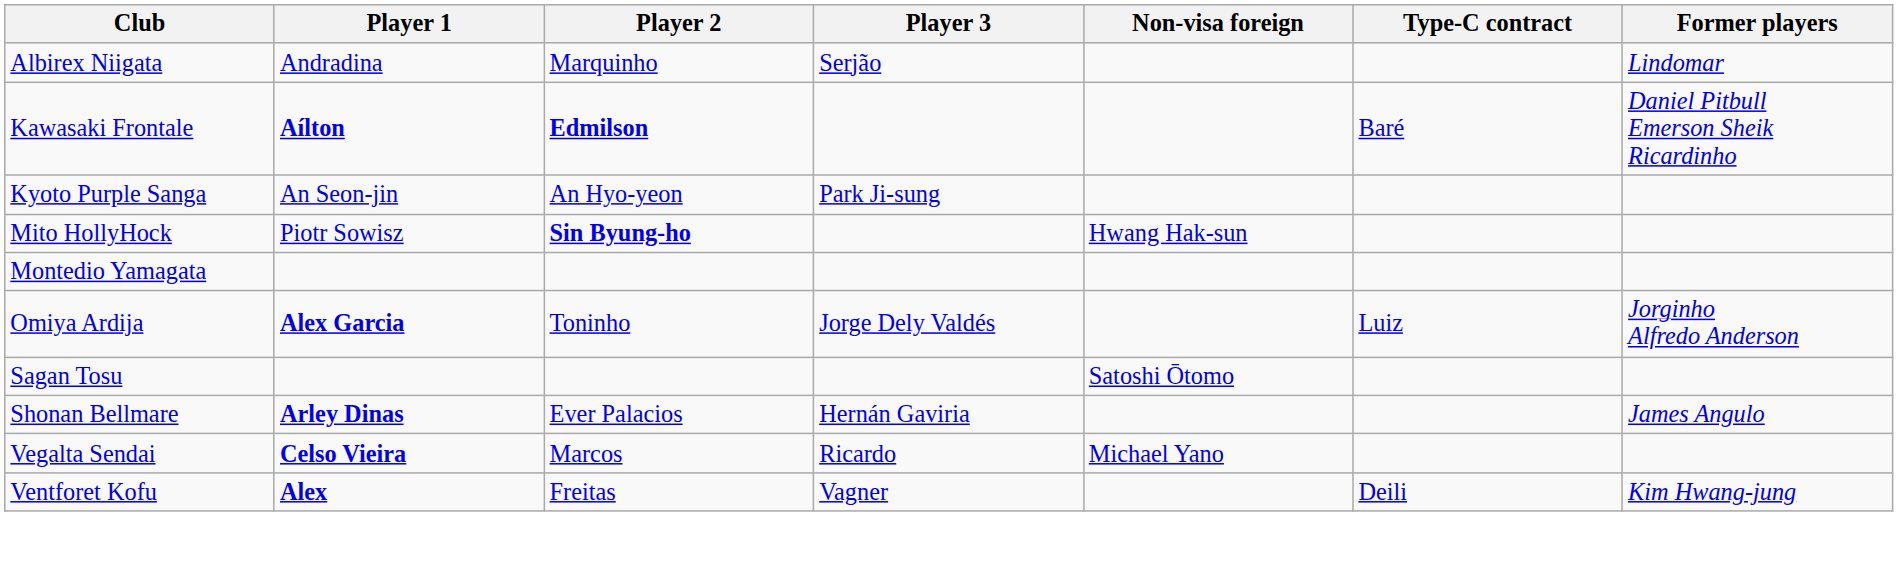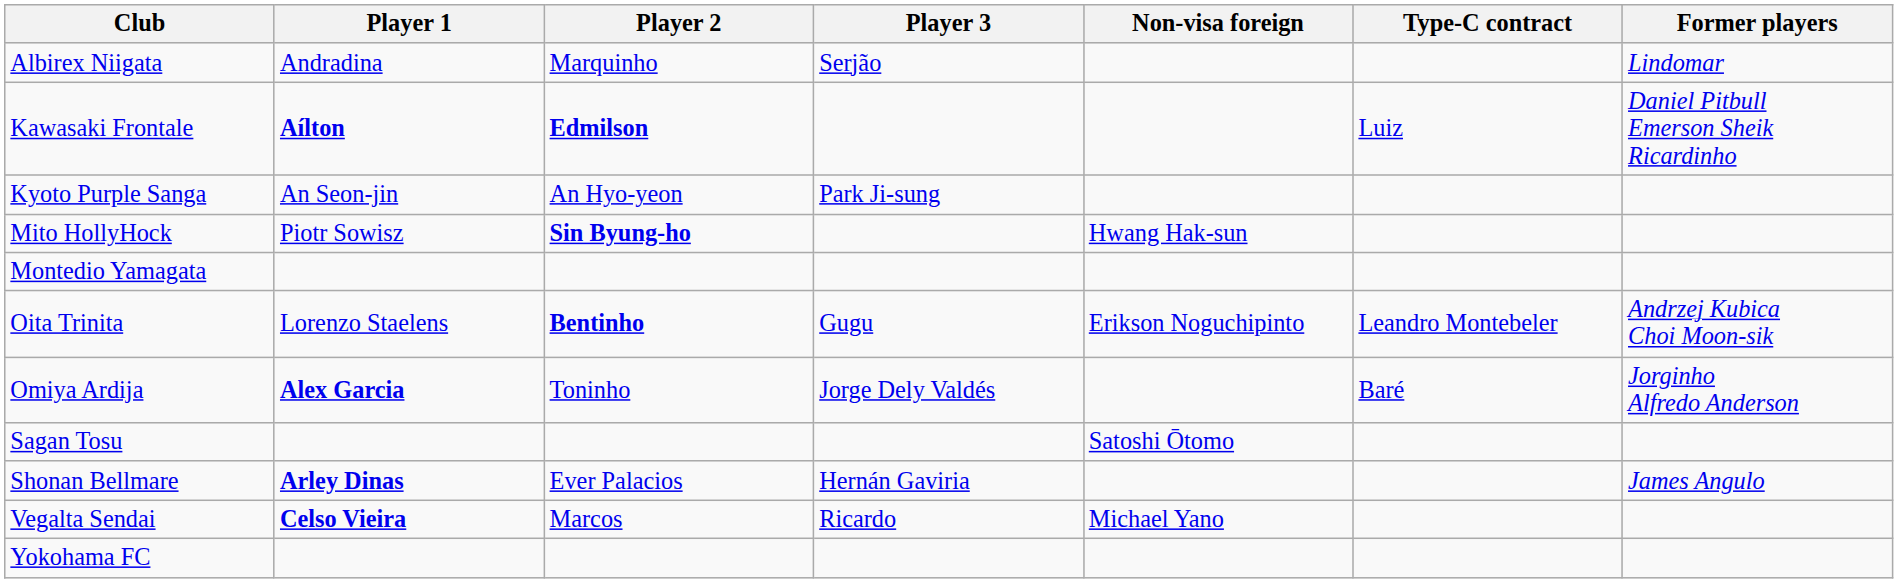(1381, 128) Baré -> (1381, 128) Luiz
+ row: (67, 323)
(1381, 323) Luiz -> (1381, 389) Baré
- row: (84, 491)
+ row: (80, 557)
